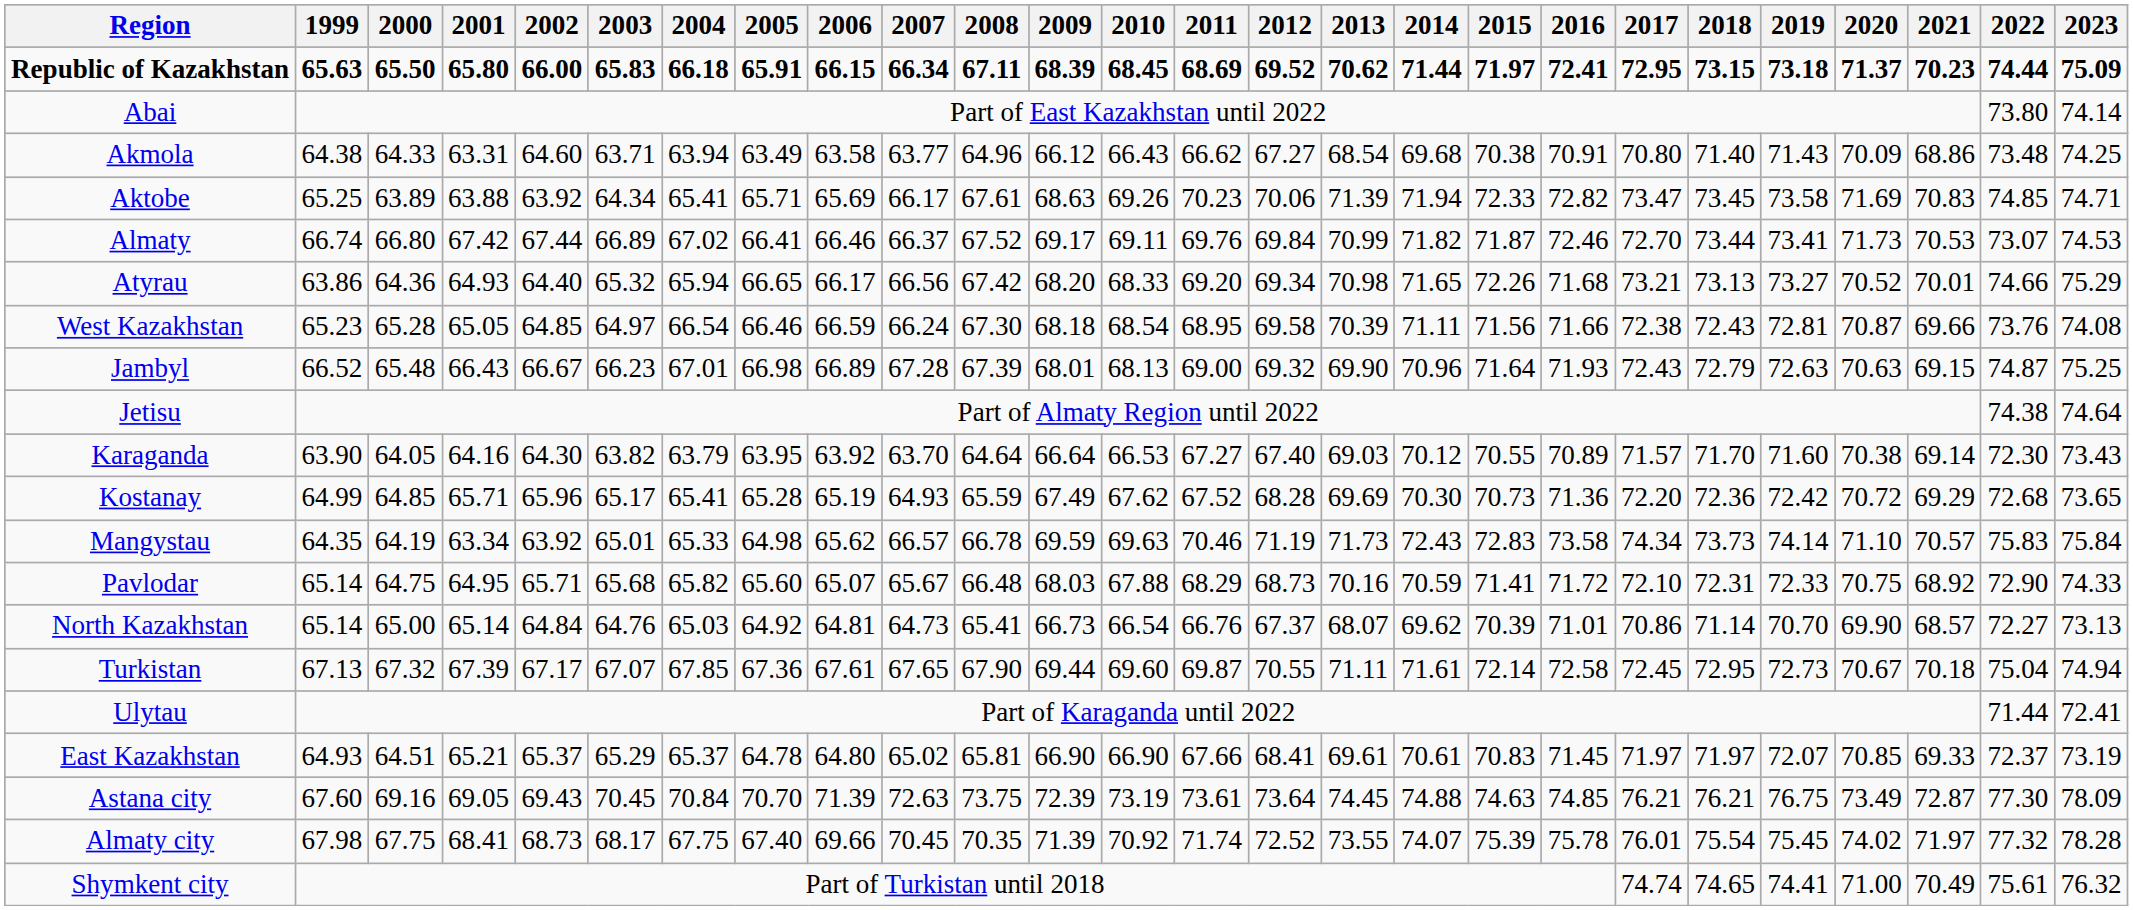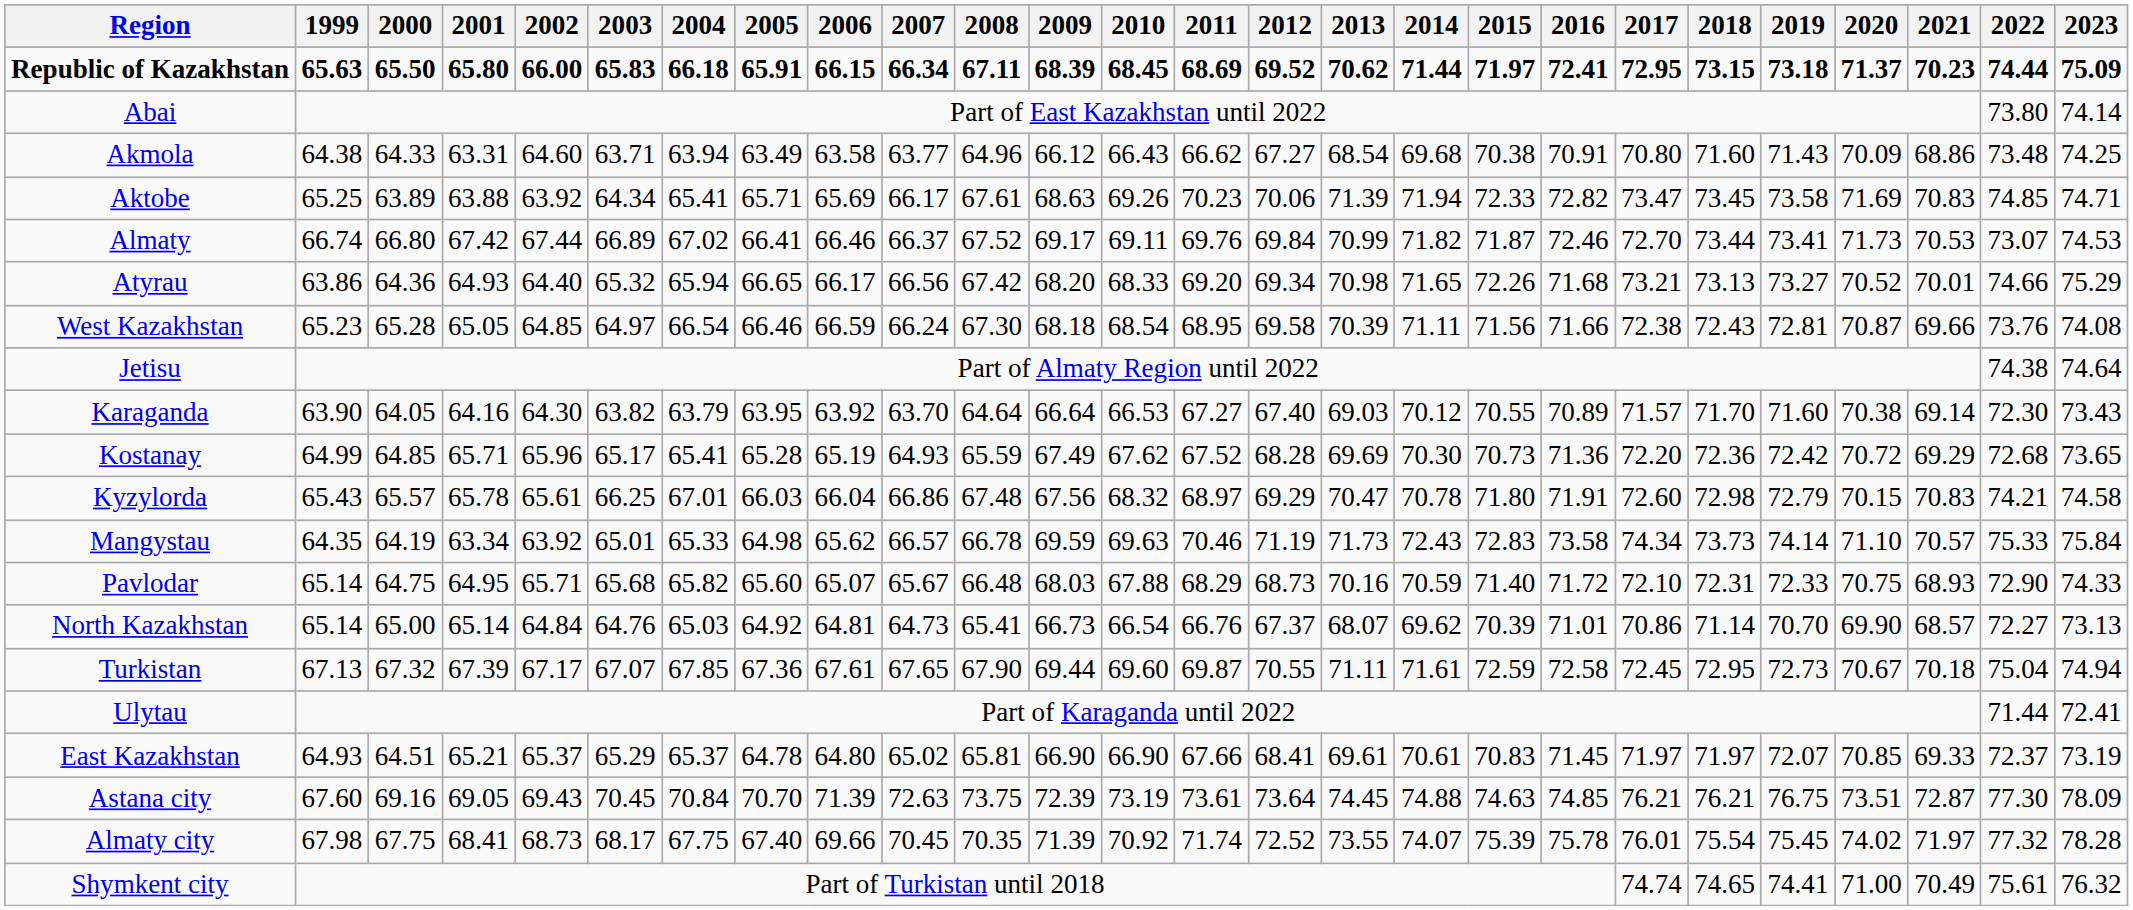(1725, 154) 71.40 -> (1725, 154) 71.60
- row: (150, 369)
+ row: (150, 497)
(2018, 540) 75.83 -> (2018, 540) 75.33
(1505, 583) 71.41 -> (1505, 583) 71.40
(1945, 583) 68.92 -> (1945, 583) 68.93
(1505, 669) 72.14 -> (1505, 669) 72.59
(1871, 797) 73.49 -> (1871, 797) 73.51
